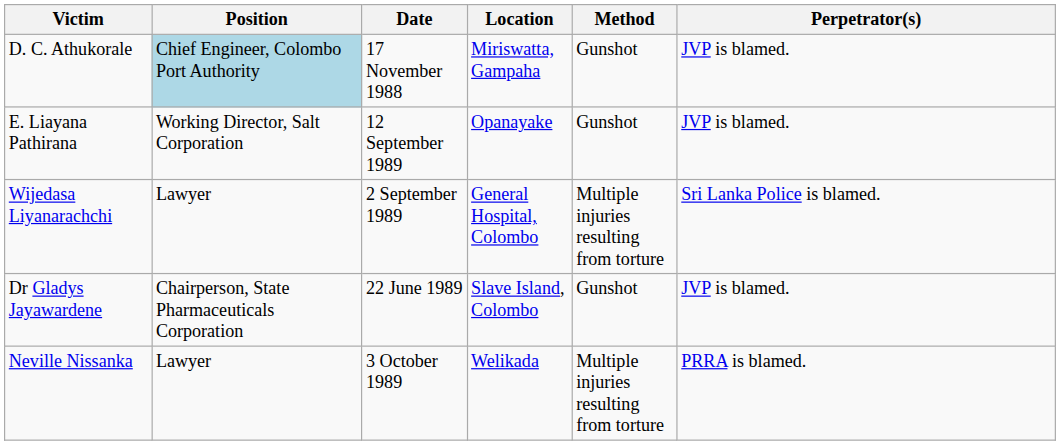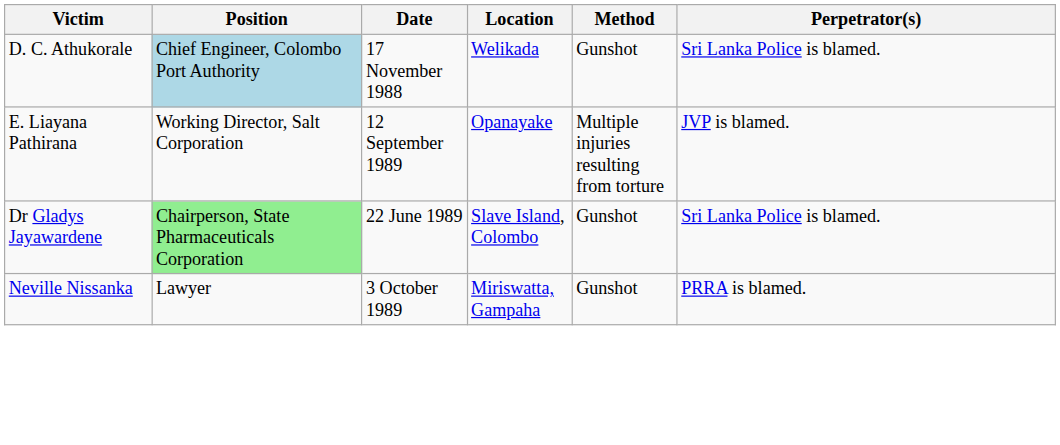(513, 60) Miriswatta, Gampaha -> (505, 49) Welikada
(735, 49) JVP is blamed. -> (781, 49) Sri Lanka Police is blamed.
(607, 122) Gunshot -> (620, 154) Multiple injuries resulting from torture
- row: (60, 205)
(223, 310) no background -> (223, 237) lightgreen background
(735, 288) JVP is blamed. -> (781, 216) Sri Lanka Police is blamed.
(505, 361) Welikada -> (513, 299) Miriswatta, Gampaha
(620, 393) Multiple injuries resulting from torture -> (607, 288) Gunshot
